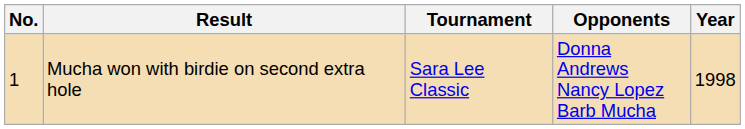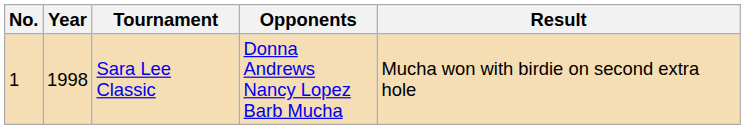columns swapped: (715, 19) <-> (224, 19)
